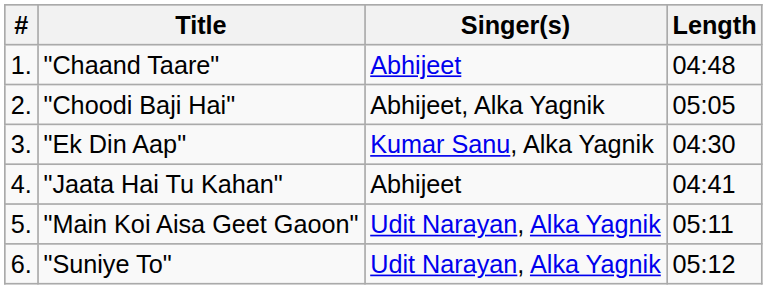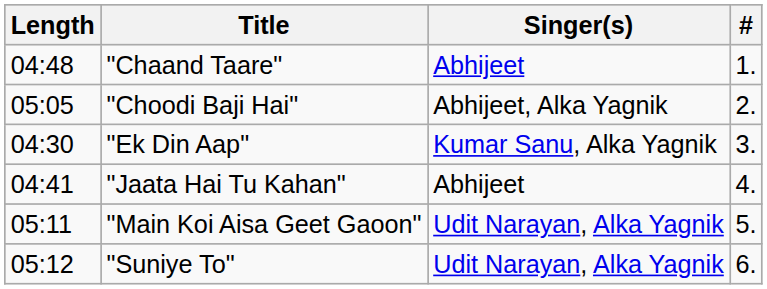columns swapped: (21, 25) <-> (715, 25)
